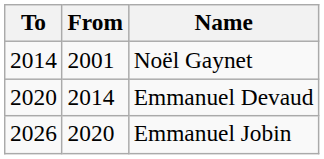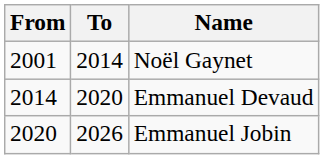columns swapped: (95, 23) <-> (33, 23)
